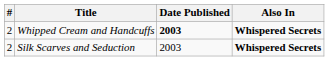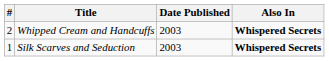(170, 30) bold -> (170, 30) normal
(10, 47) 2 -> (10, 47) 1
